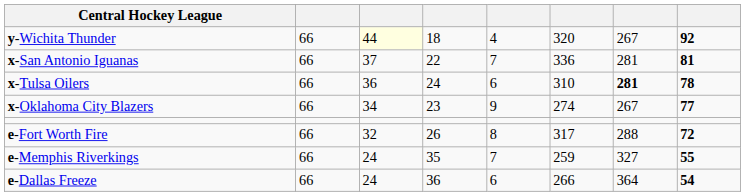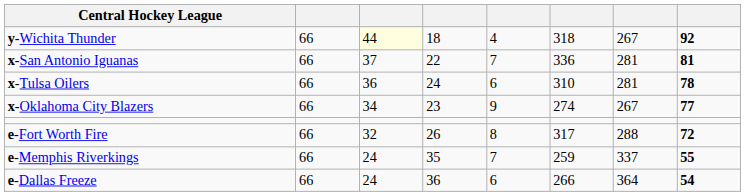(564, 38) 320 -> (564, 38) 318
(627, 83) bold -> (627, 83) normal
(627, 157) 327 -> (627, 157) 337
